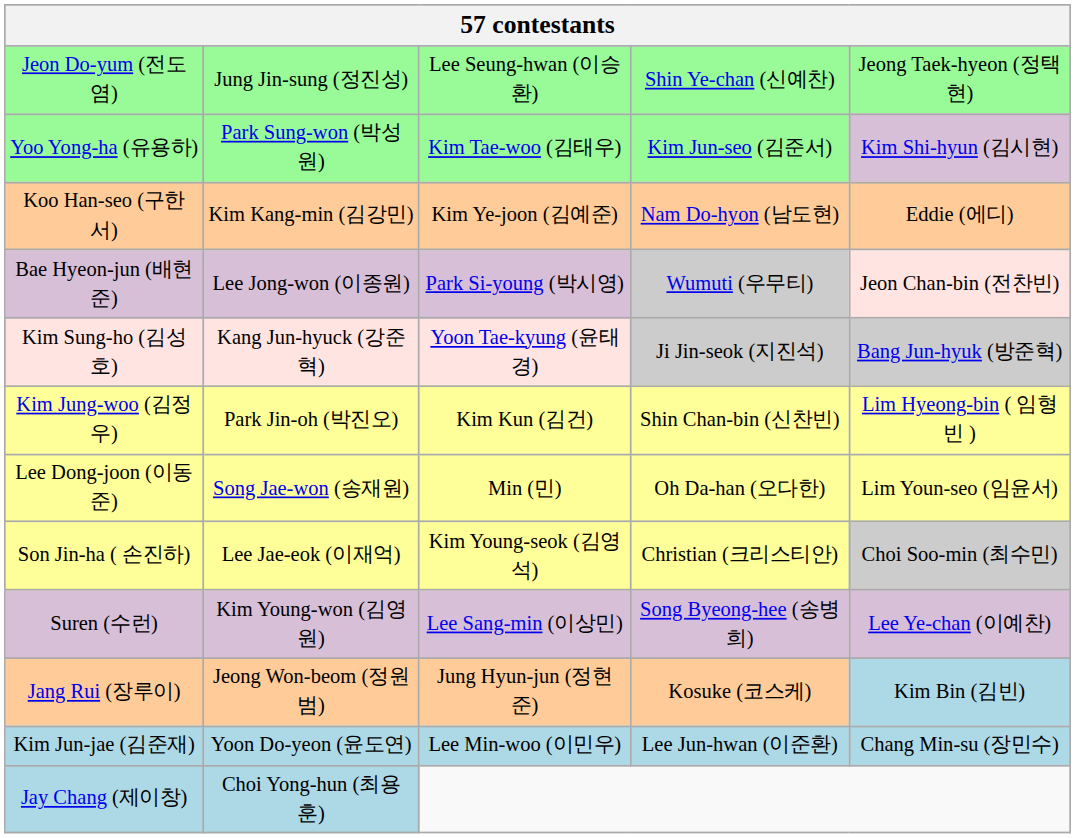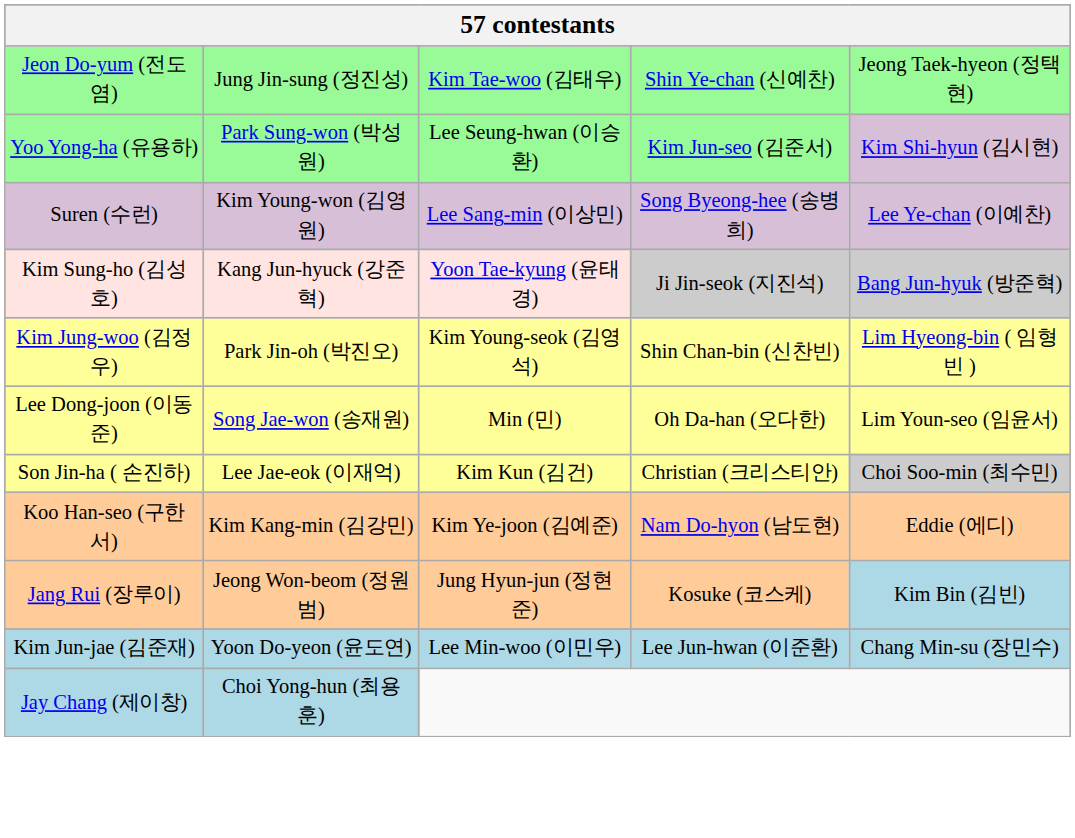(525, 79) Lee Seung-hwan (이승환) -> (525, 79) Kim Tae-woo (김태우)
(525, 147) Kim Tae-woo (김태우) -> (525, 147) Lee Seung-hwan (이승환)
rows swapped: (104, 623) <-> (104, 215)
- row: (104, 283)
(525, 419) Kim Kun (김건) -> (525, 351) Kim Young-seok (김영석)
(525, 555) Kim Young-seok (김영석) -> (525, 473) Kim Kun (김건)
